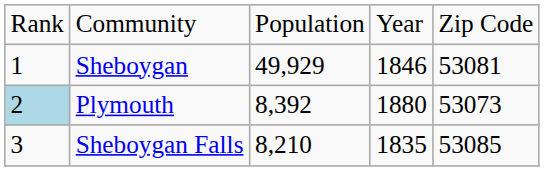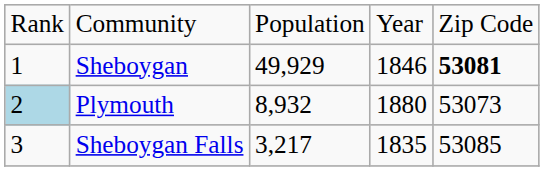(470, 64) normal -> (470, 64) bold
(284, 104) 8,392 -> (284, 104) 8,932
(284, 144) 8,210 -> (284, 144) 3,217
